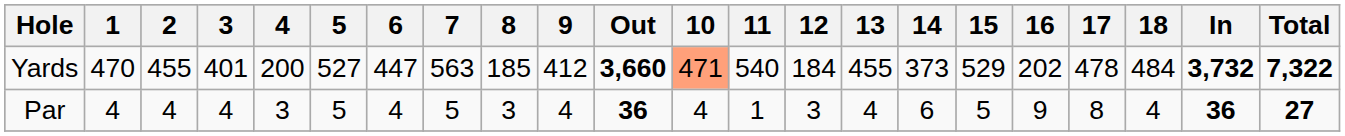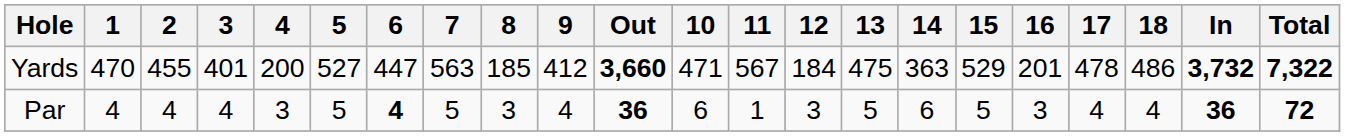(701, 67) lightsalmon background -> (701, 67) no background
(757, 67) 540 -> (757, 67) 567
(870, 67) 455 -> (870, 67) 475
(927, 67) 373 -> (927, 67) 363
(1040, 67) 202 -> (1040, 67) 201
(1153, 67) 484 -> (1153, 67) 486
(396, 109) normal -> (396, 109) bold
(701, 109) 4 -> (701, 109) 6
(870, 109) 4 -> (870, 109) 5
(1040, 109) 9 -> (1040, 109) 3
(1097, 109) 8 -> (1097, 109) 4
(1300, 109) 27 -> (1300, 109) 72
